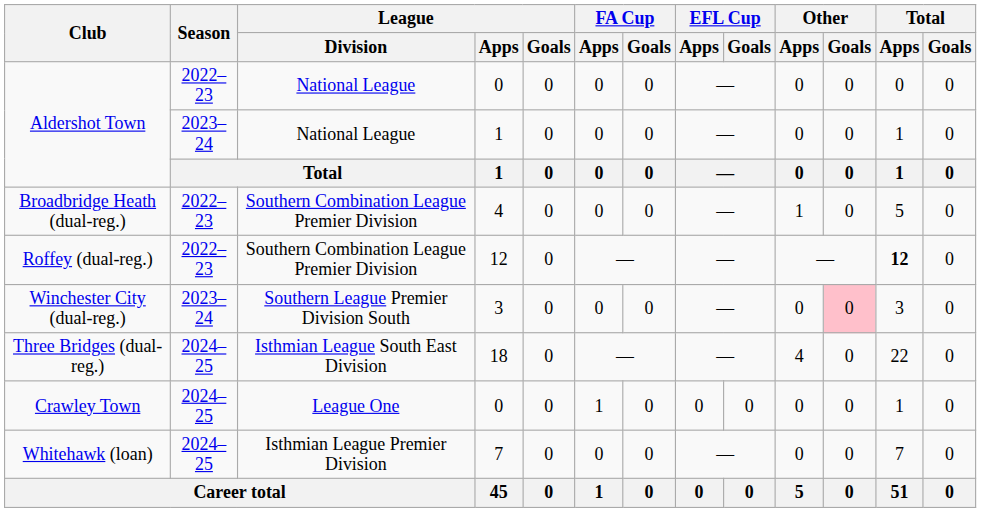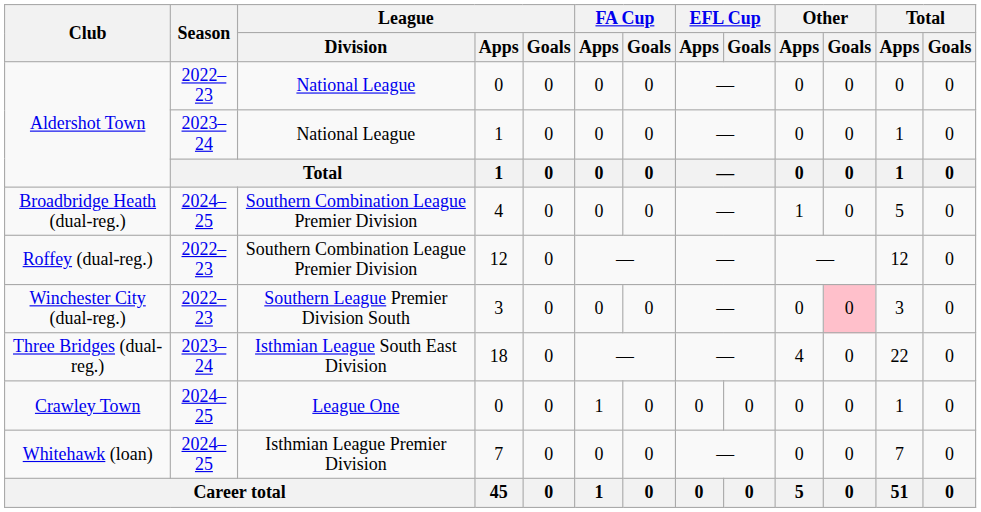(204, 211) 2022–23 -> (204, 211) 2024–25
(899, 259) bold -> (899, 259) normal
(204, 308) 2023–24 -> (204, 308) 2022–23
(204, 356) 2024–25 -> (204, 356) 2023–24
